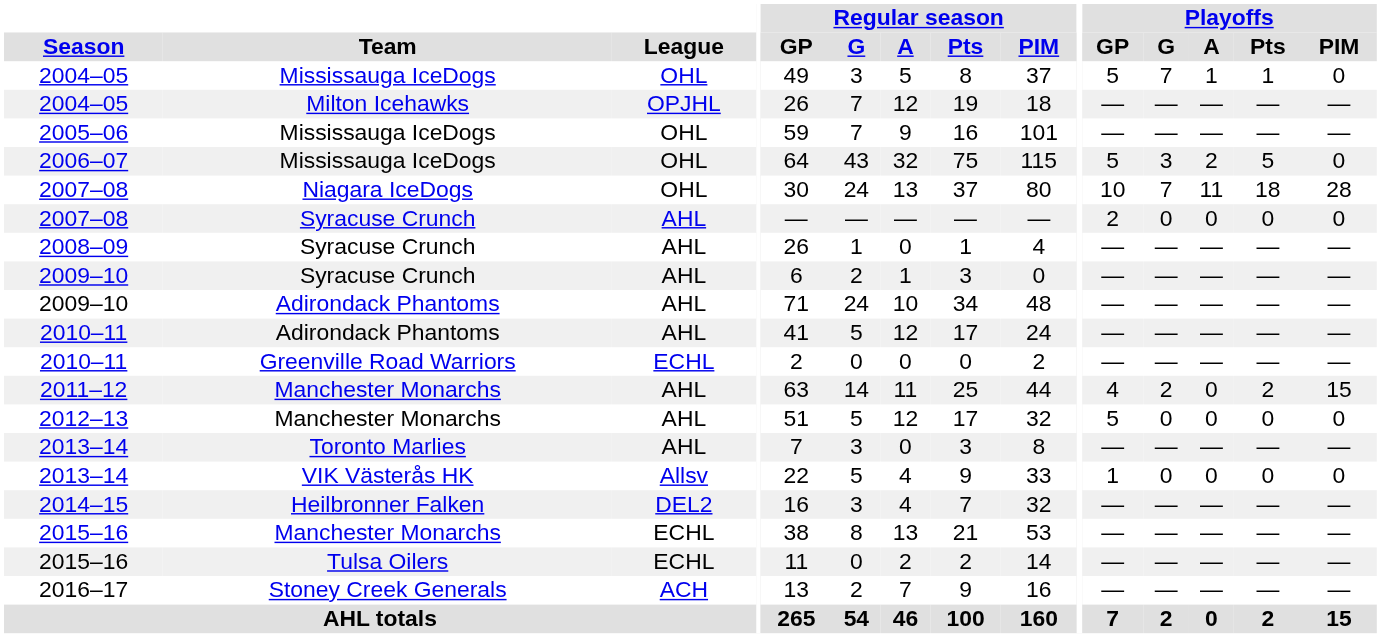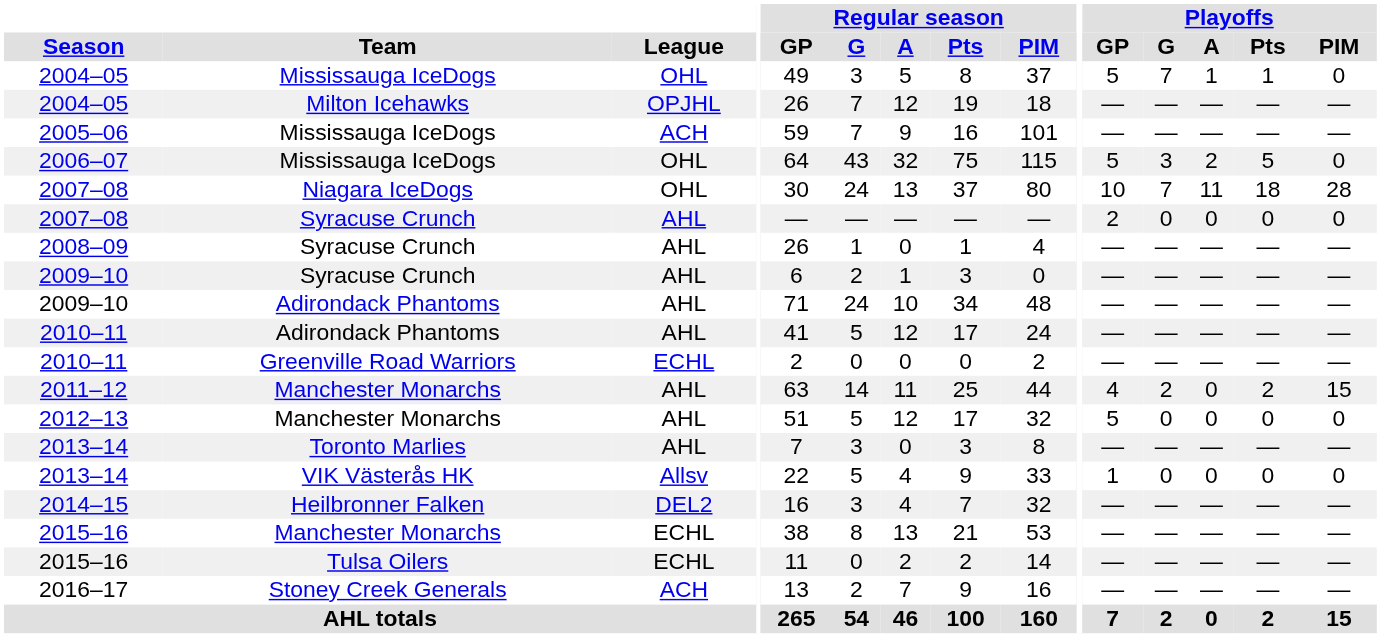(684, 132) OHL -> (684, 132) ACH
